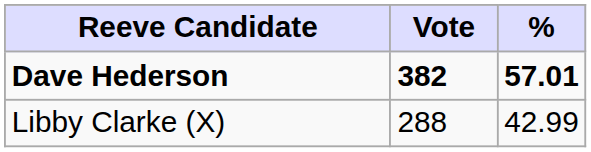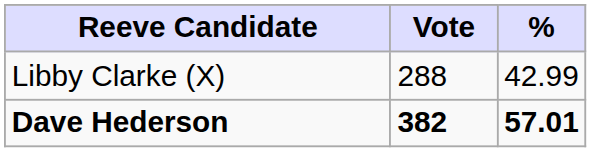rows swapped: (120, 75) <-> (118, 122)
